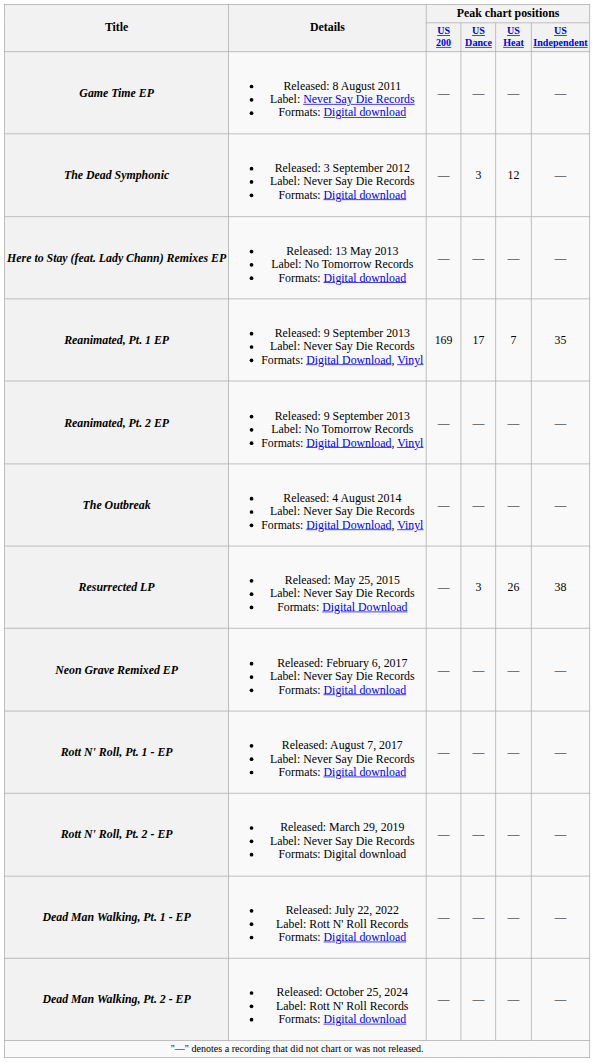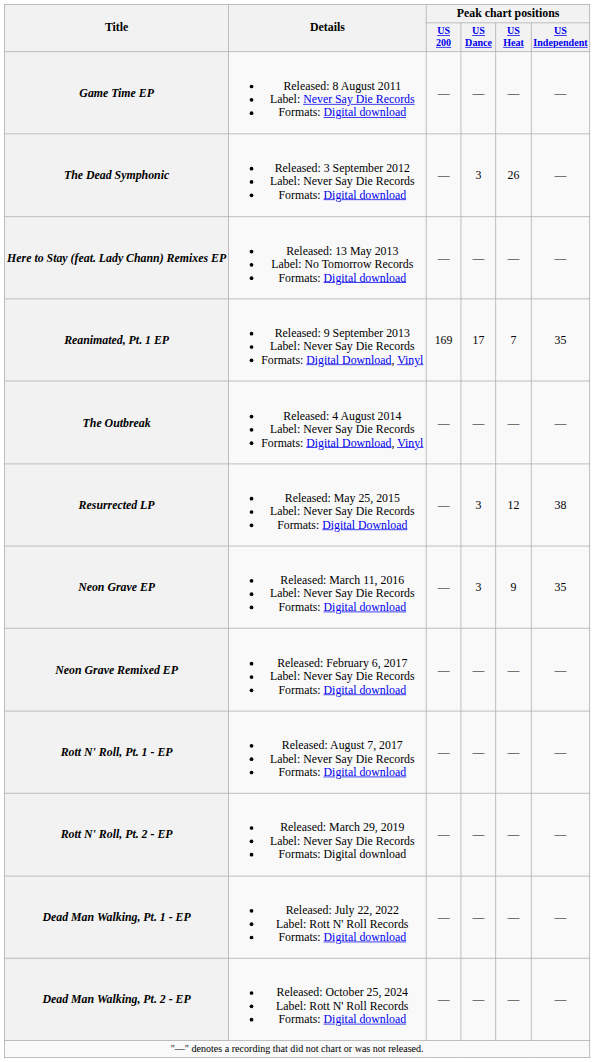(513, 175) 12 -> (513, 175) 26
- row: (117, 422)
(513, 587) 26 -> (513, 505) 12
+ row: (117, 587)
